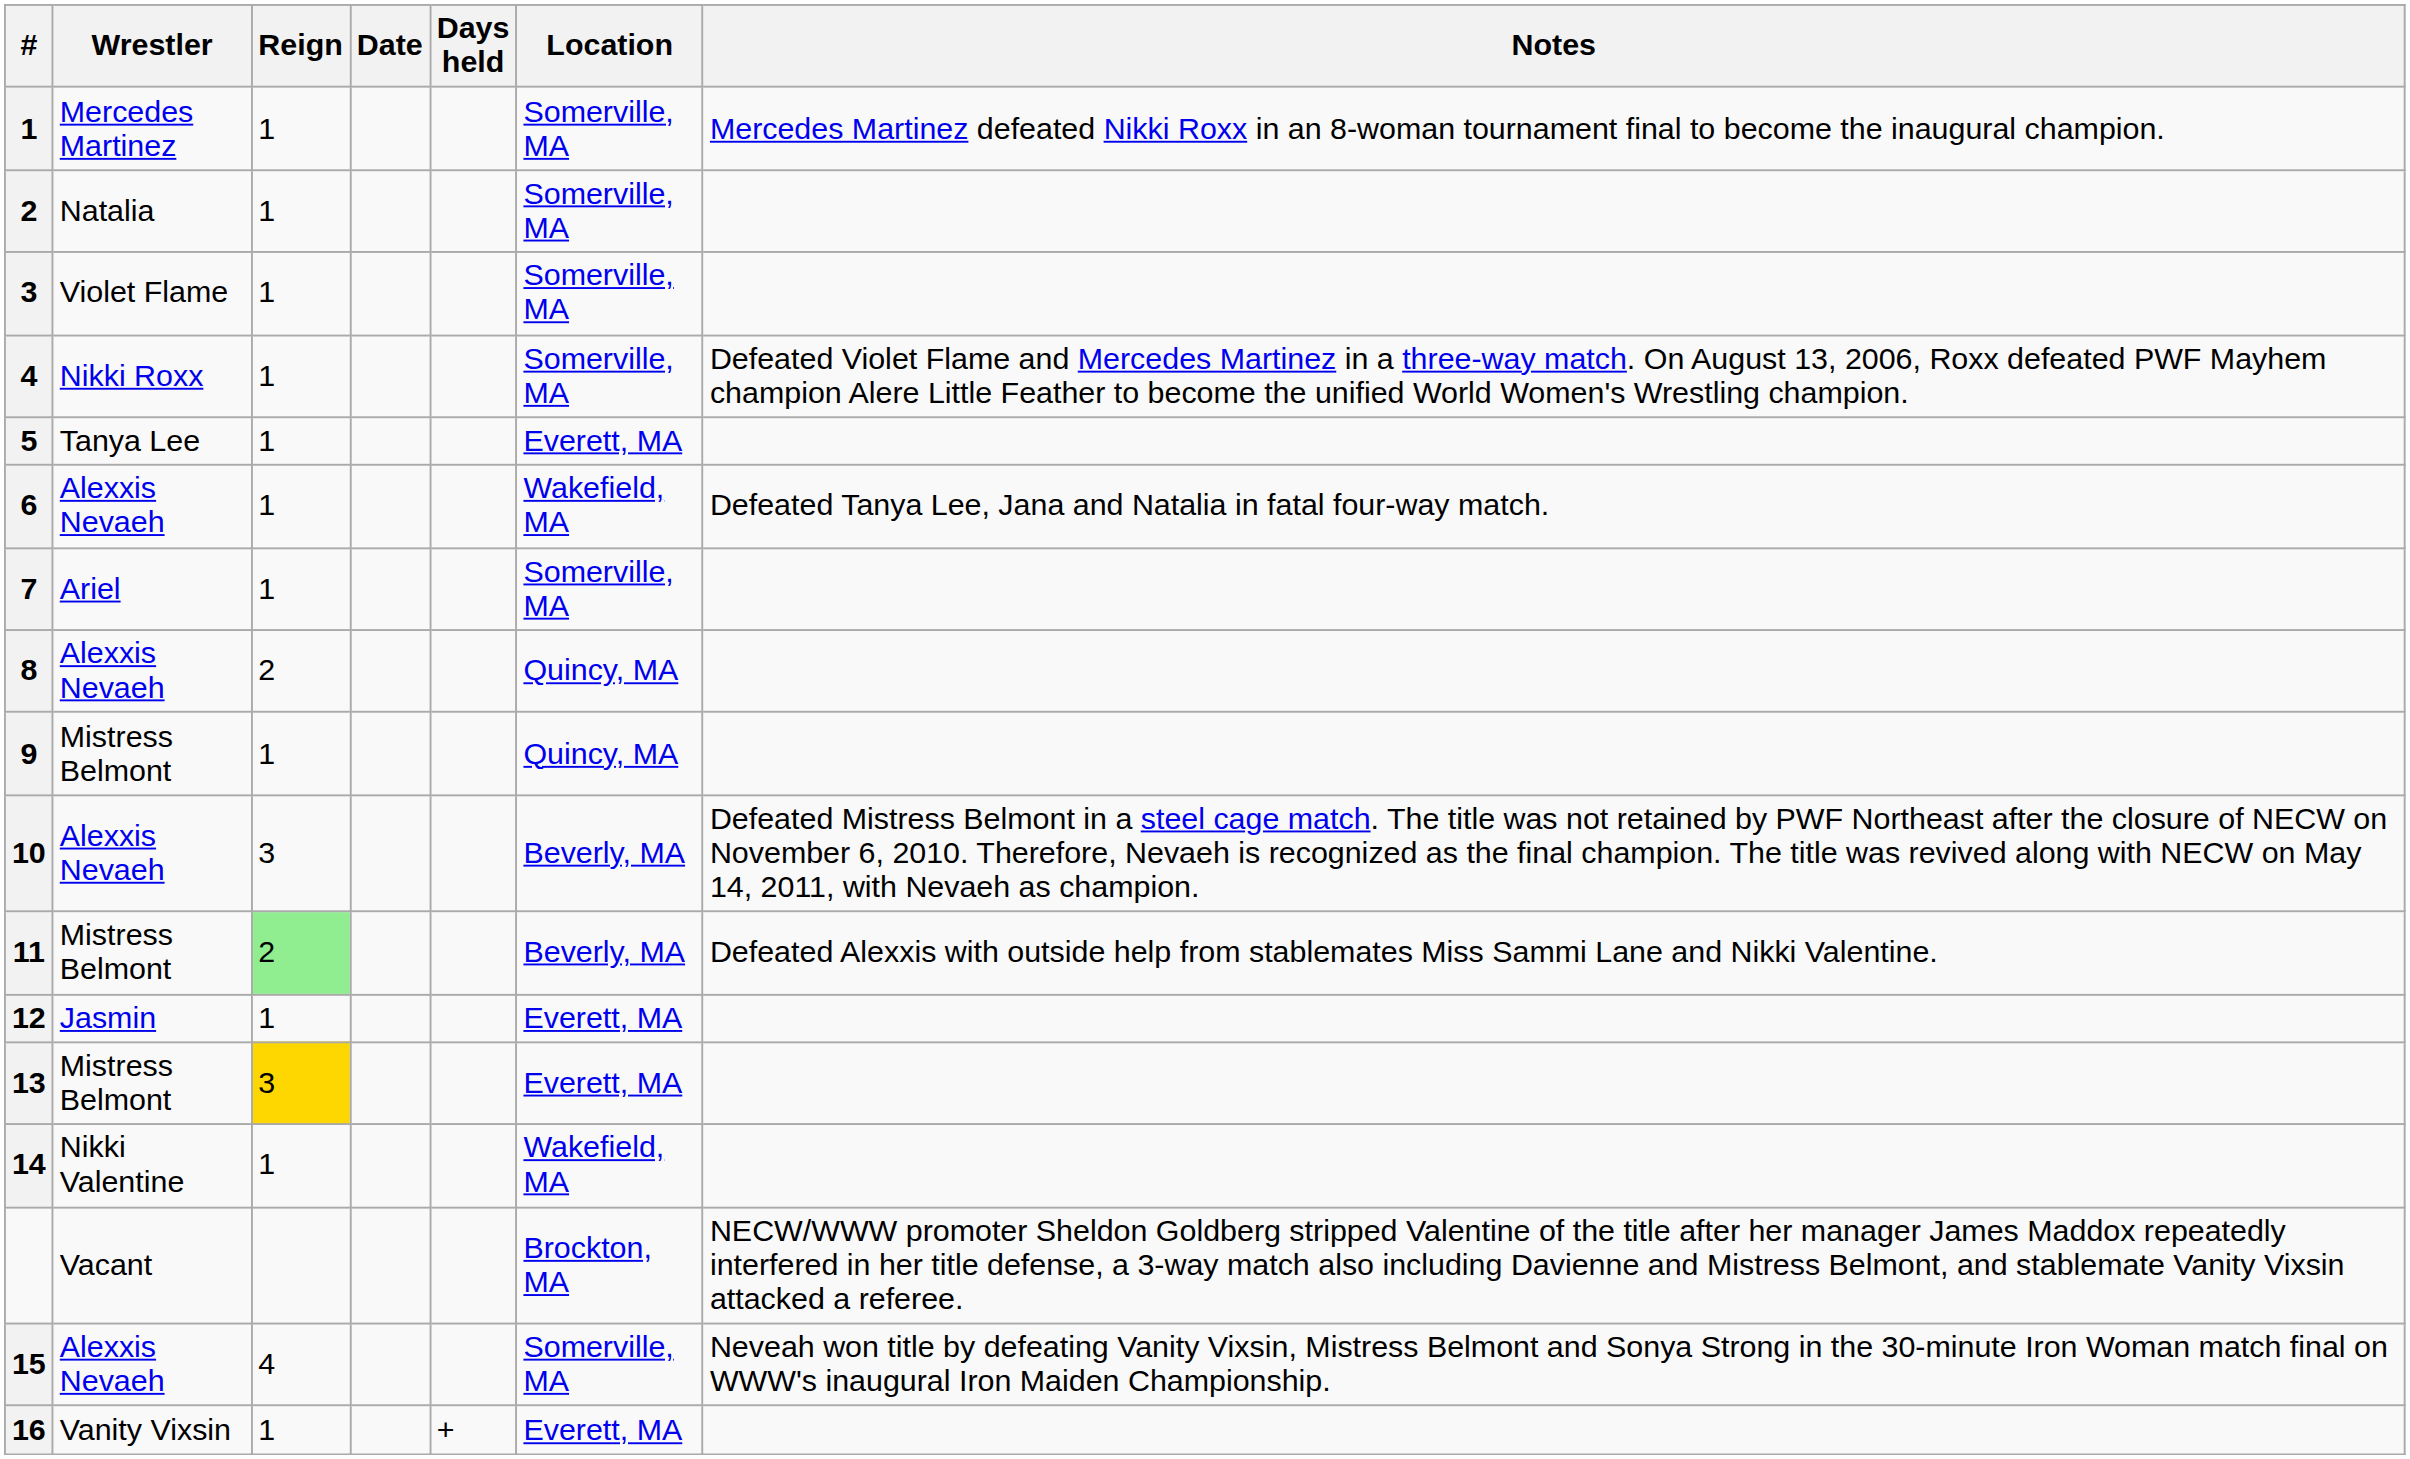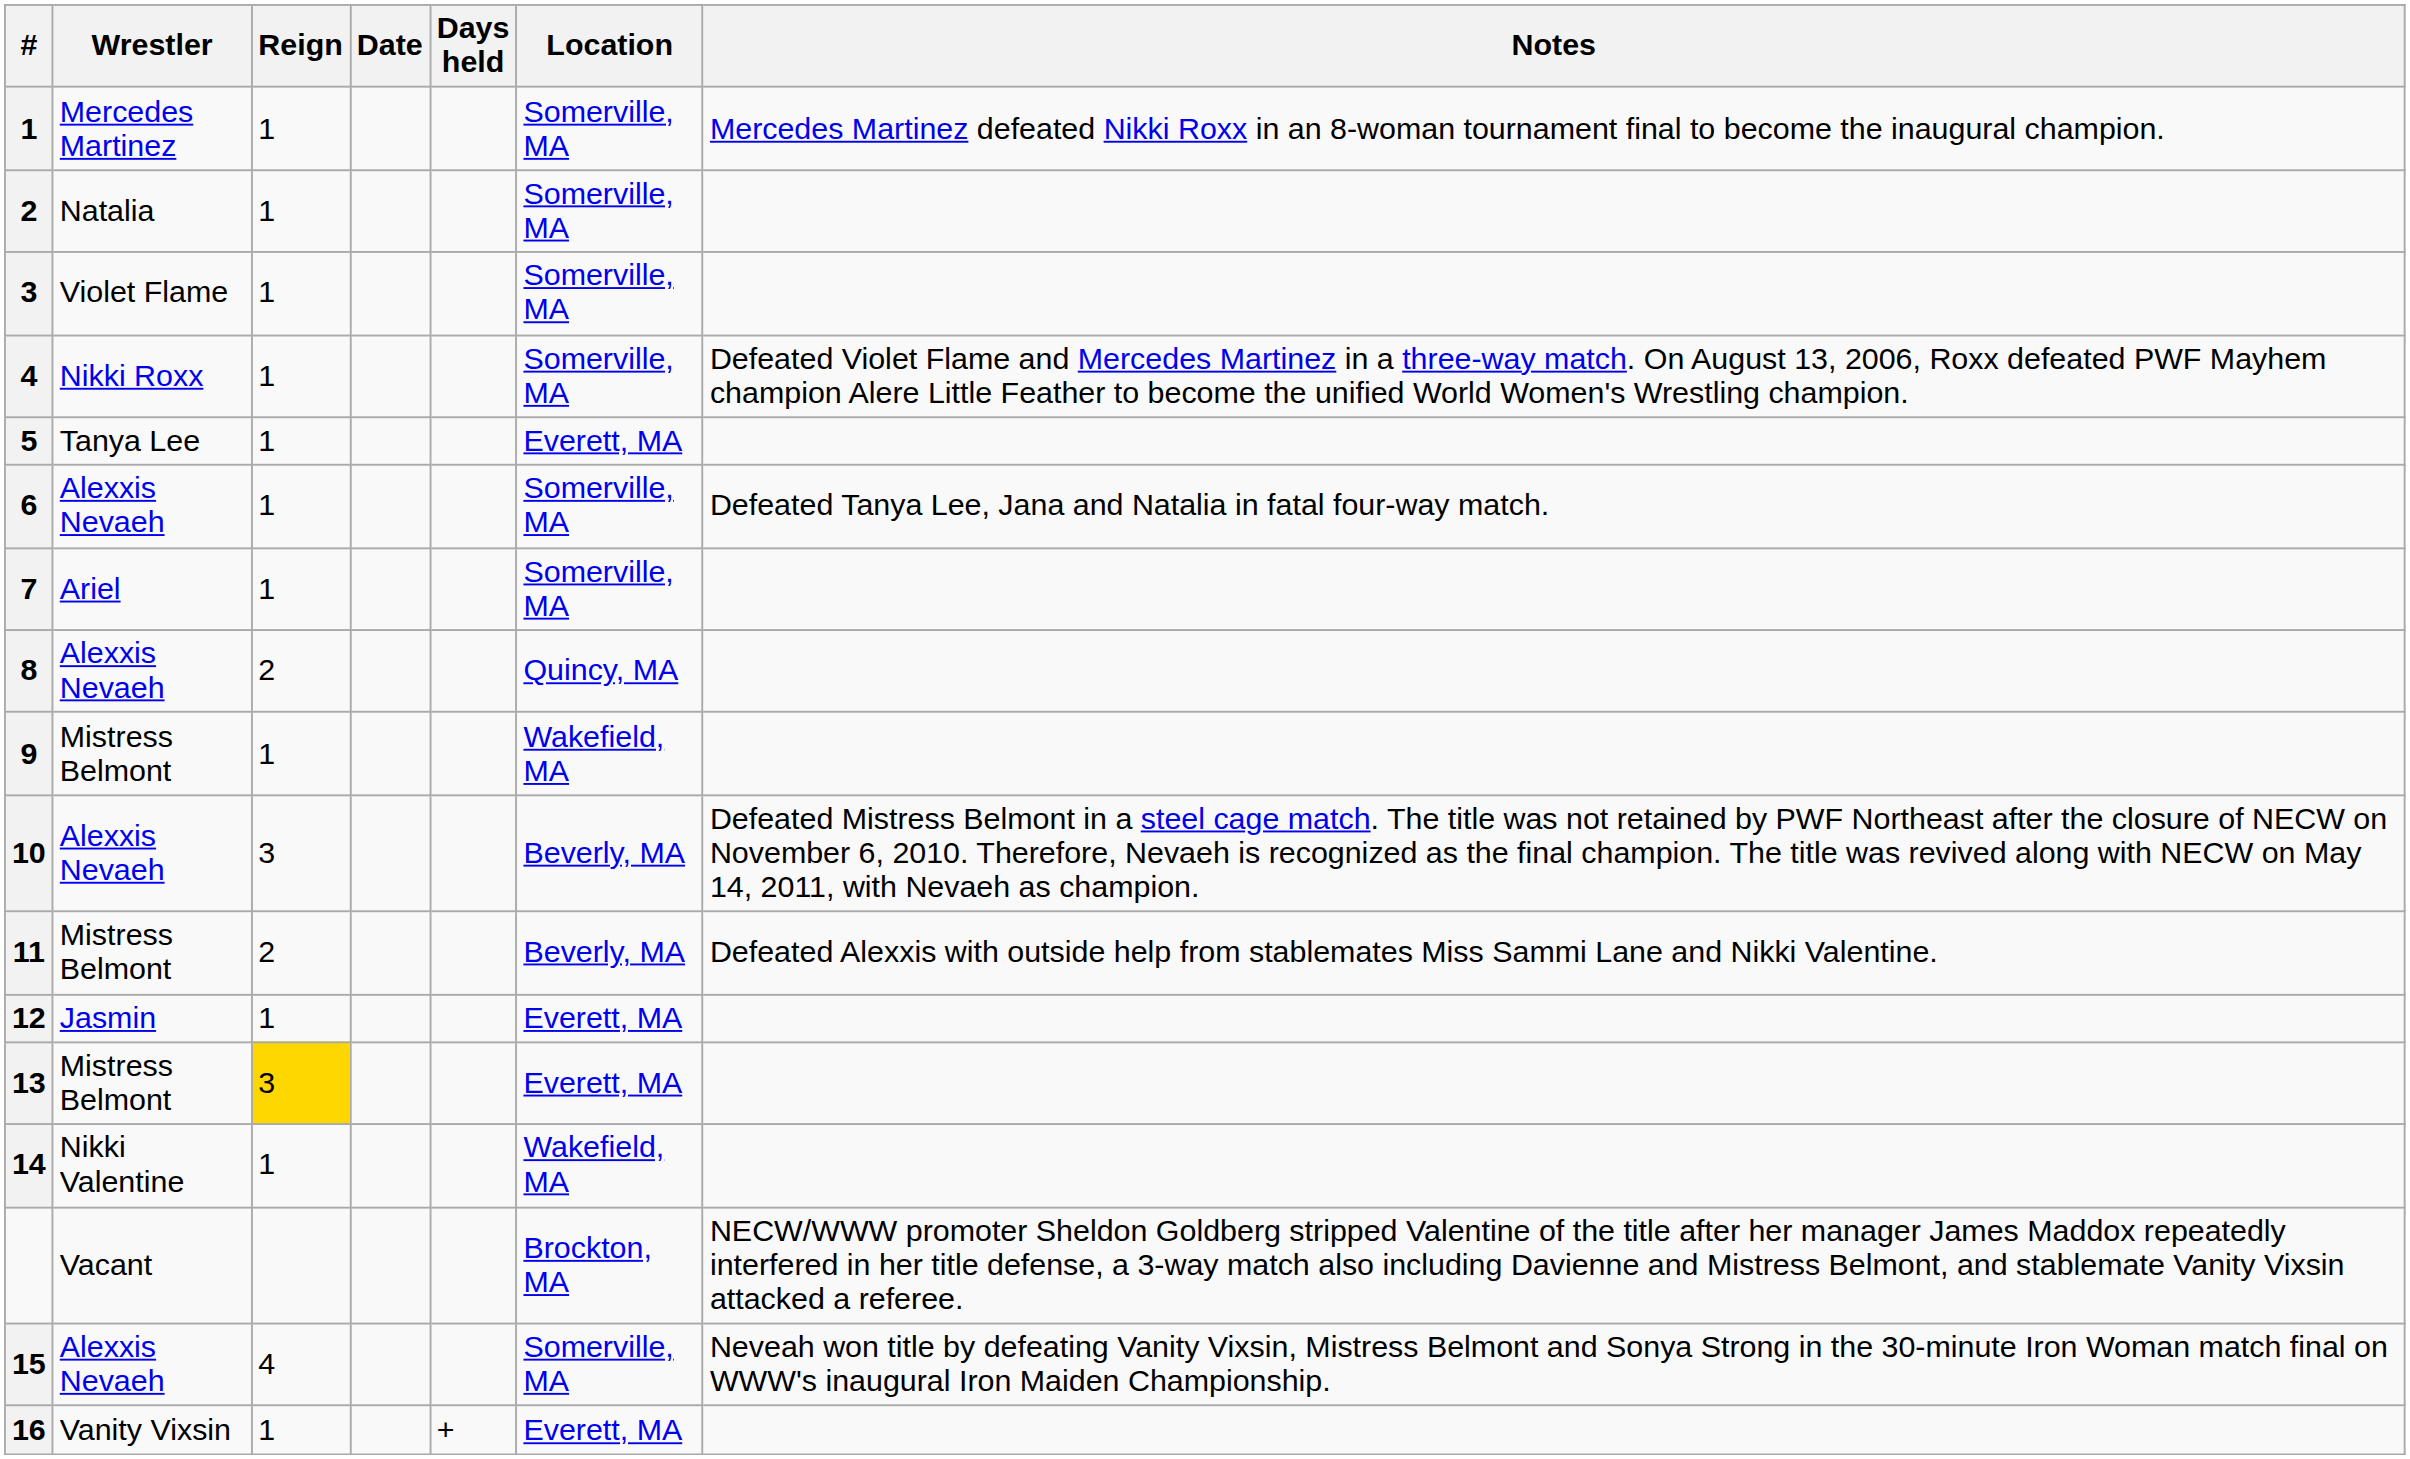(594, 505) Wakefield, MA -> (599, 505) Somerville, MA
(601, 753) Quincy, MA -> (594, 753) Wakefield, MA
(267, 952) lightgreen background -> (267, 952) no background
